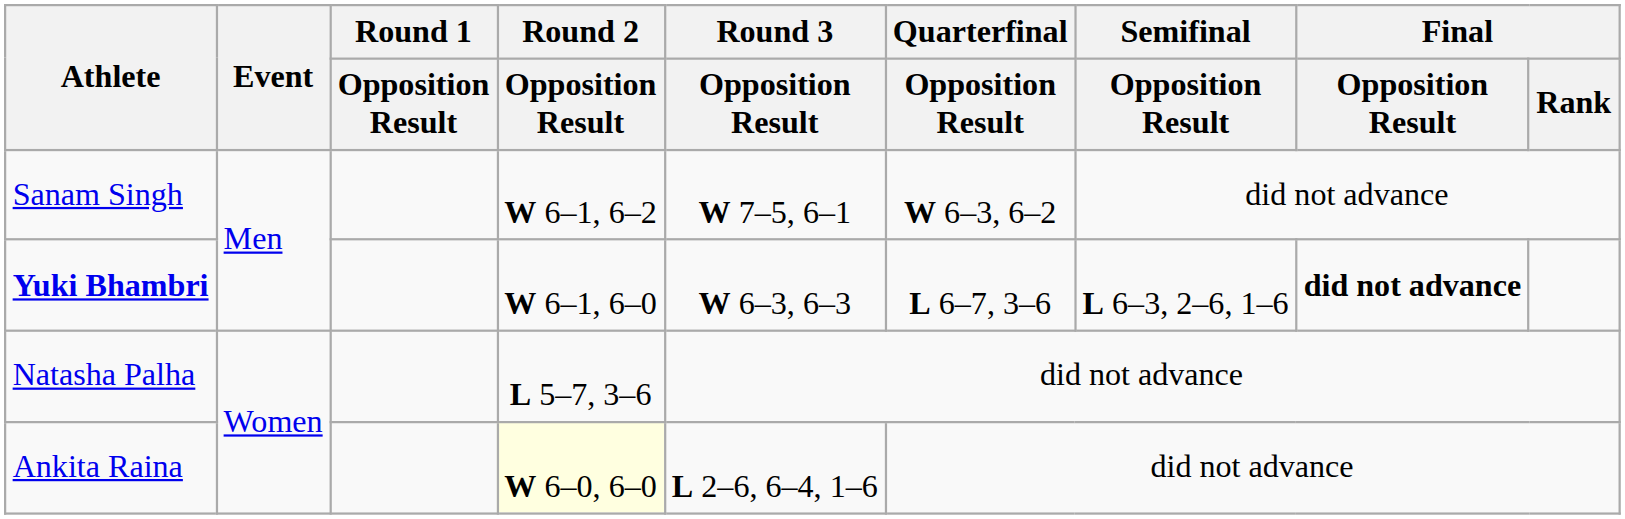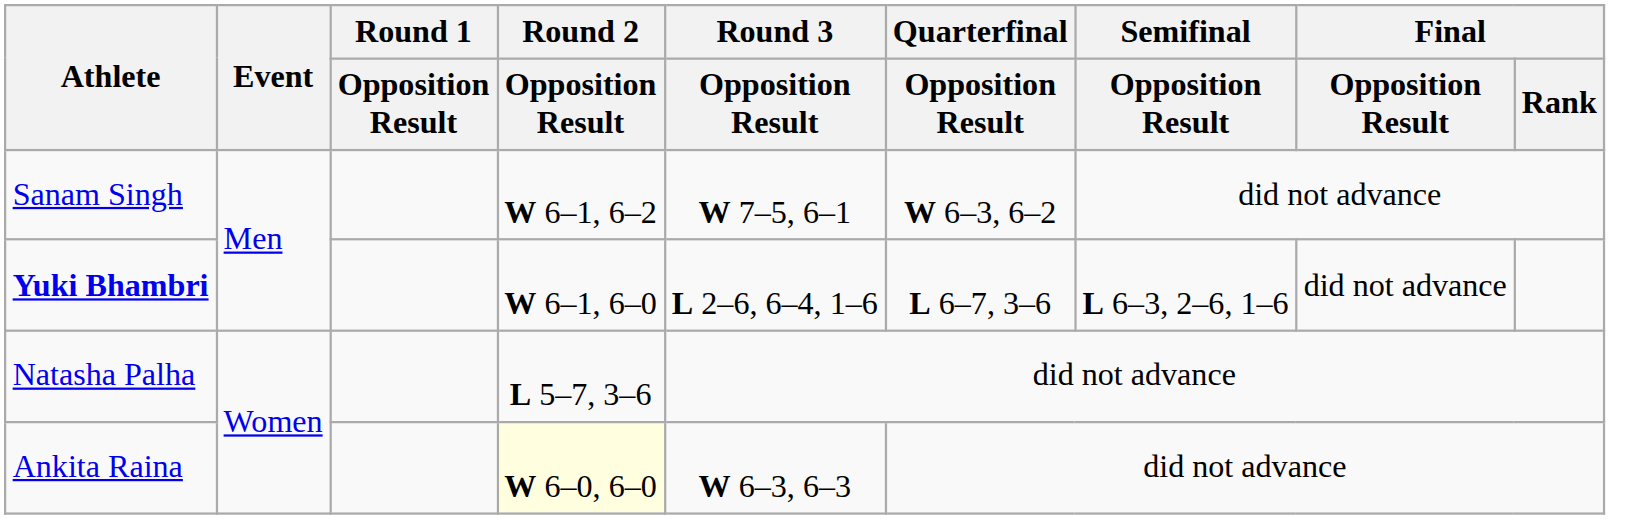(775, 303) W 6–3, 6–3 -> (775, 303) L 2–6, 6–4, 1–6
(1412, 285) bold -> (1405, 285) normal
(775, 485) L 2–6, 6–4, 1–6 -> (775, 485) W 6–3, 6–3
